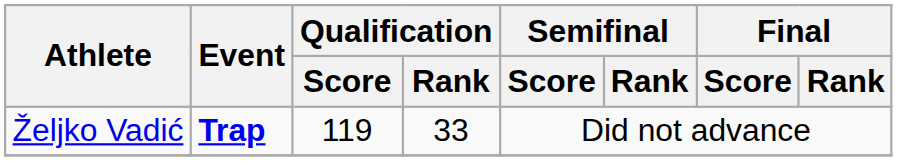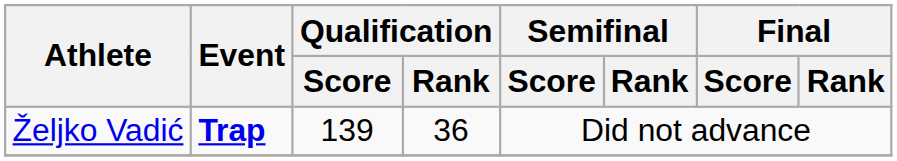(347, 131) 119 -> (347, 131) 139
(451, 131) 33 -> (451, 131) 36
